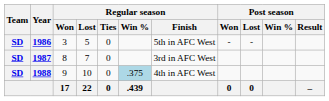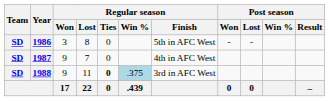(87, 42) 5 -> (87, 42) 8
(65, 58) 8 -> (65, 58) 9
(184, 58) 3rd in AFC West -> (184, 58) 4th in AFC West
(87, 73) 10 -> (87, 73) 11
(108, 73) normal -> (108, 73) bold
(184, 73) 4th in AFC West -> (184, 73) 3rd in AFC West
